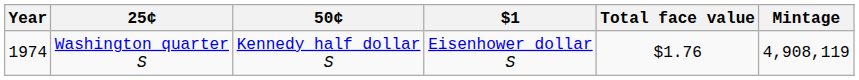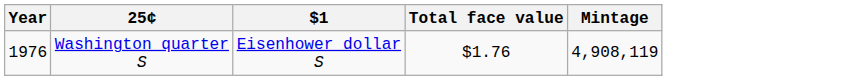- column: (329, 18)
(28, 53) 1974 -> (28, 53) 1976
